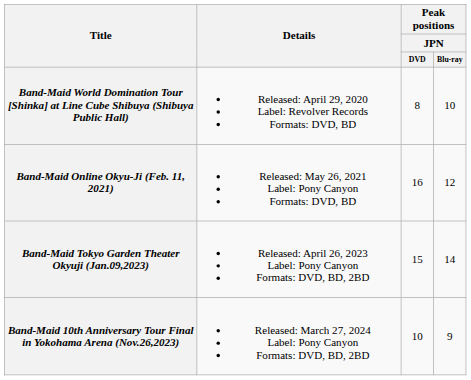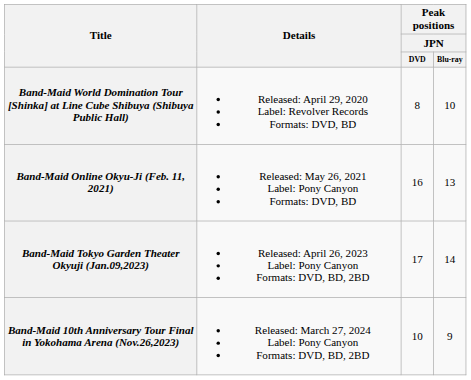(450, 182) 12 -> (450, 182) 13
(417, 259) 15 -> (417, 259) 17
